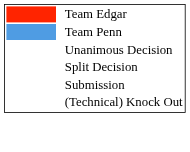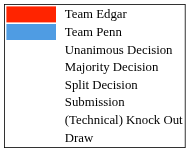+ row: (112, 67)
+ row: (79, 137)
